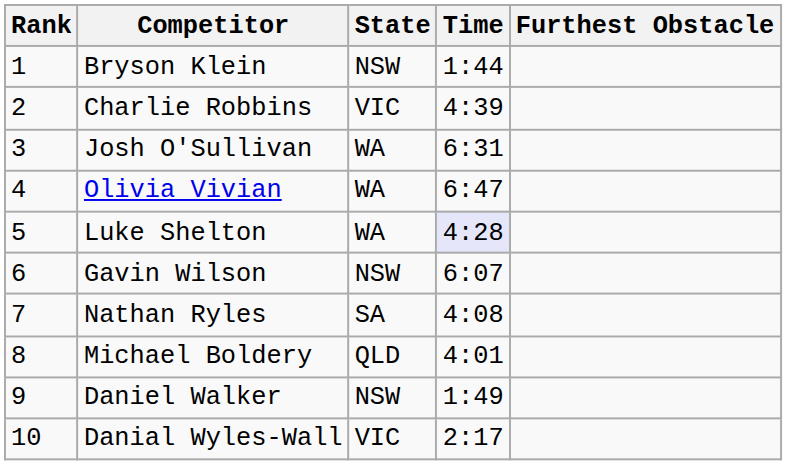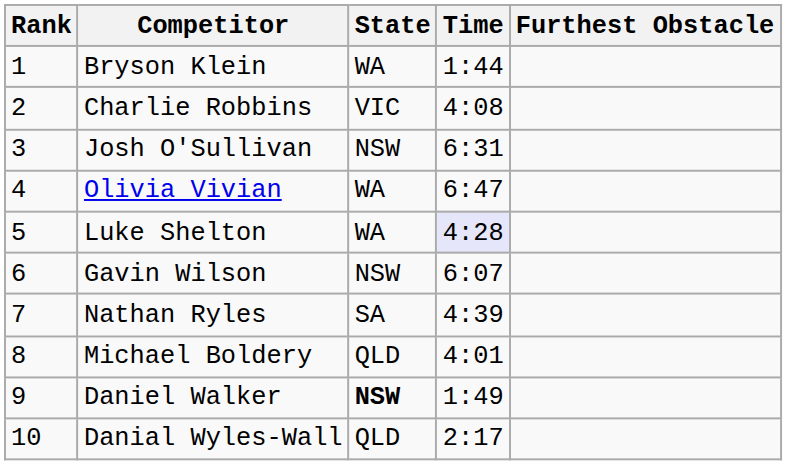(377, 67) NSW -> (370, 67) WA
(473, 108) 4:39 -> (473, 108) 4:08
(370, 150) WA -> (377, 150) NSW
(473, 315) 4:08 -> (473, 315) 4:39
(377, 397) normal -> (377, 397) bold
(377, 439) VIC -> (377, 439) QLD
